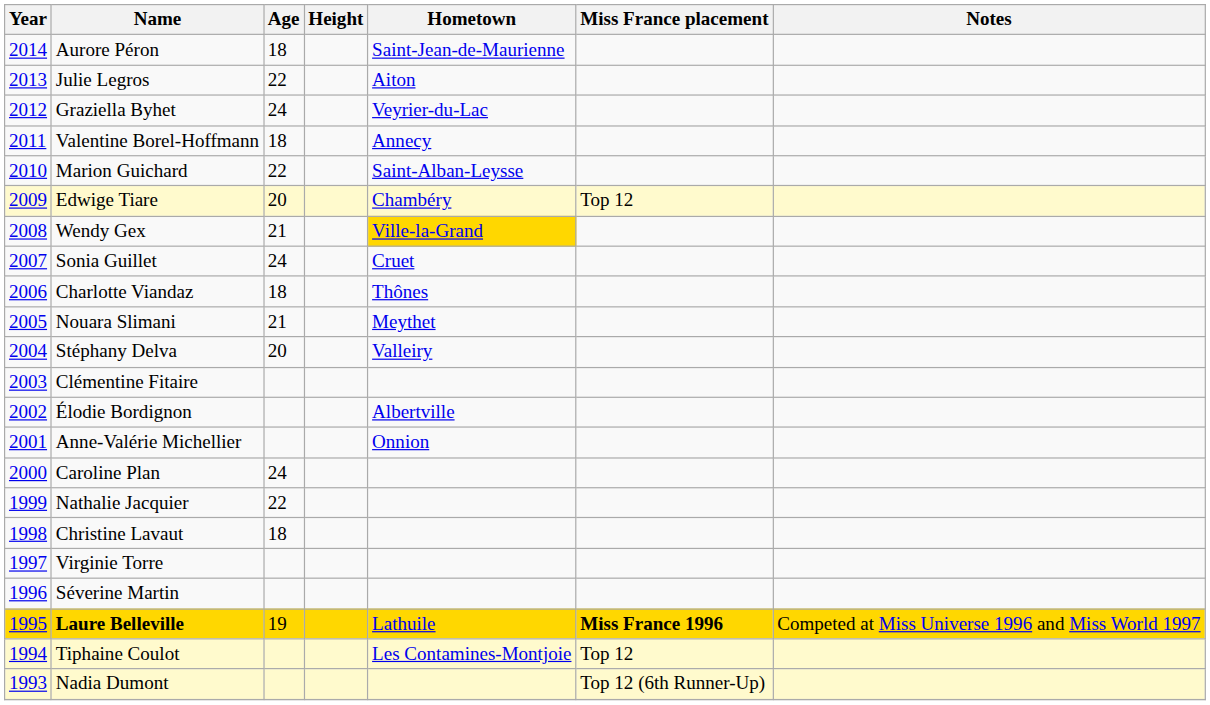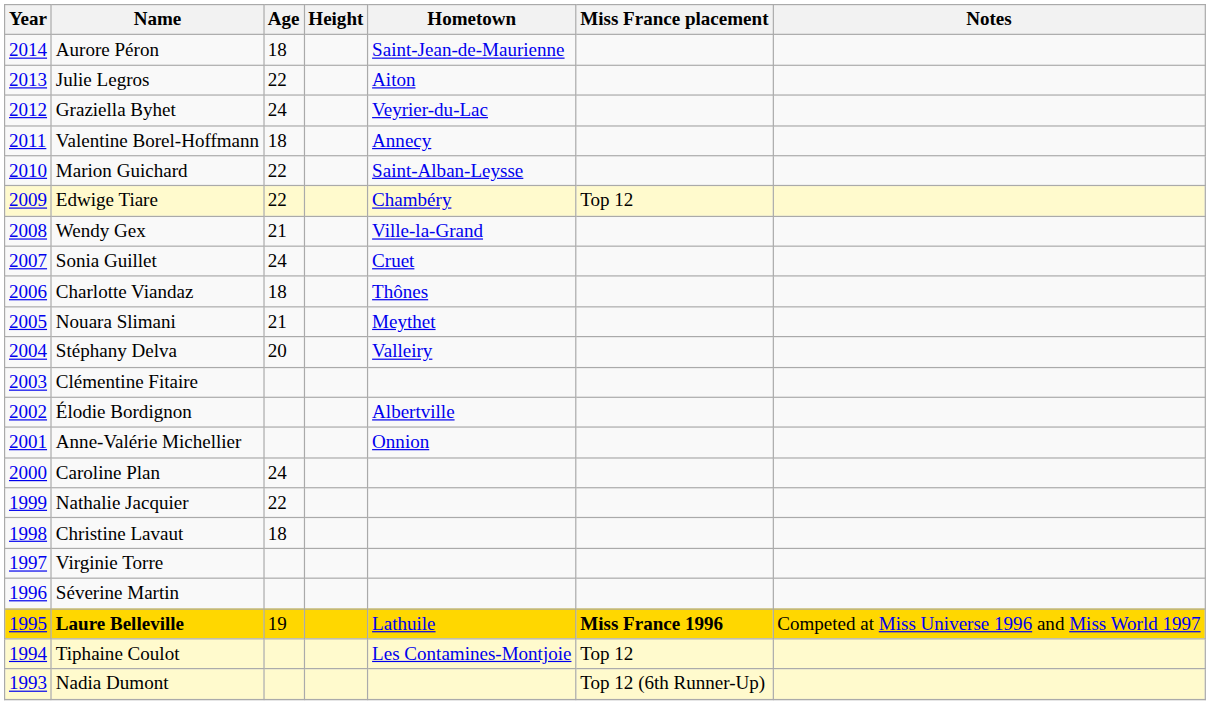(277, 200) 20 -> (277, 200) 22
(428, 230) gold background -> (428, 230) no background
